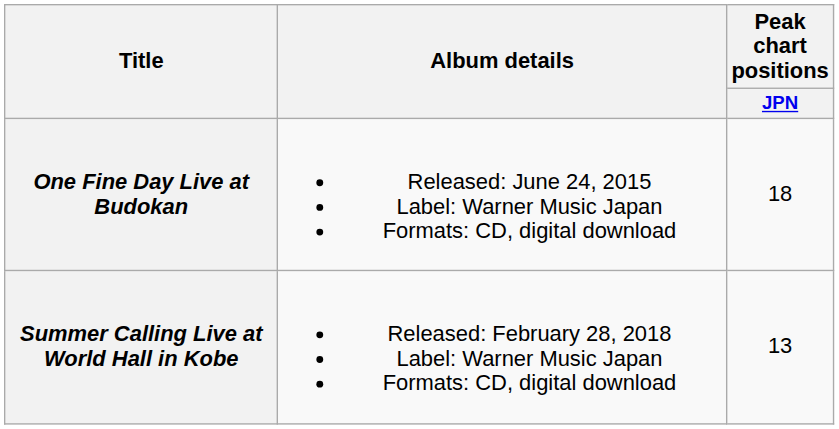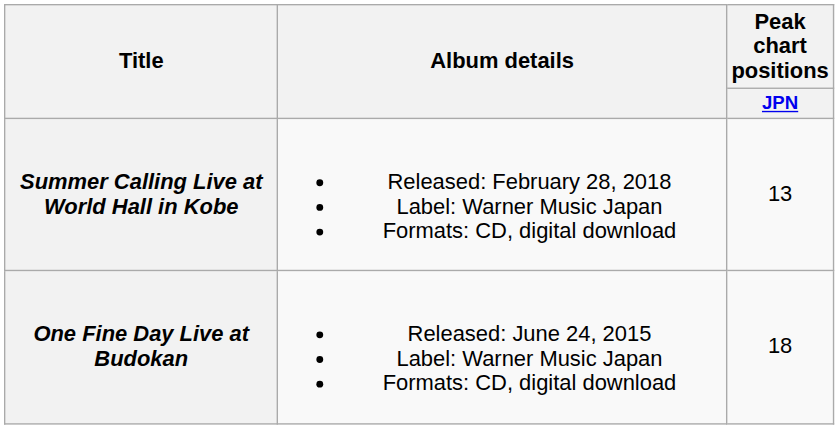rows swapped: (141, 194) <-> (141, 346)
